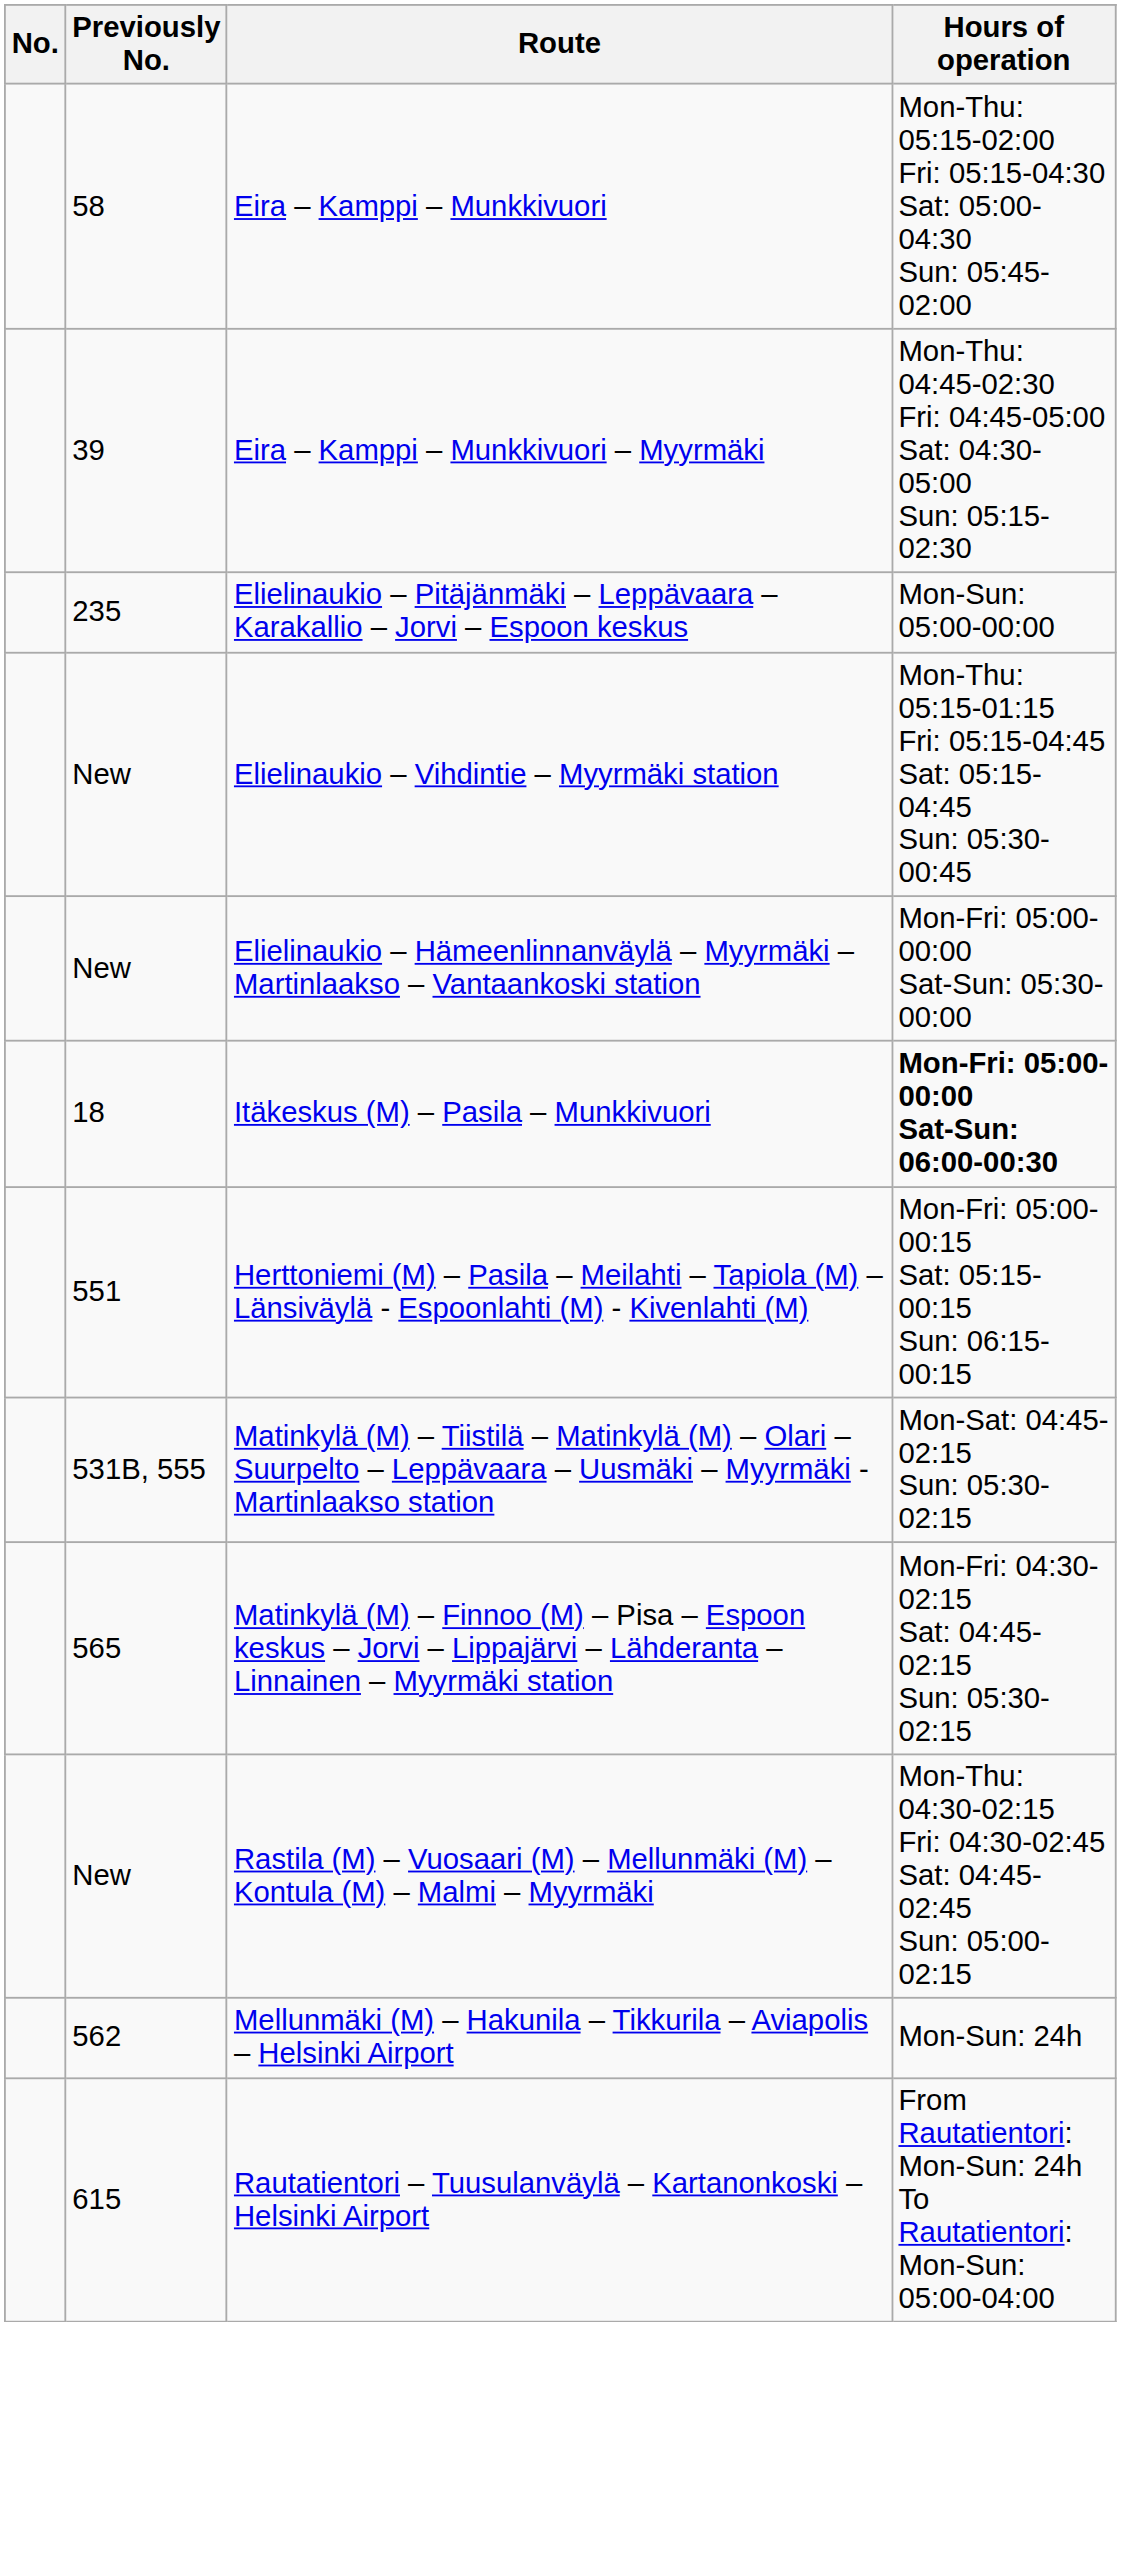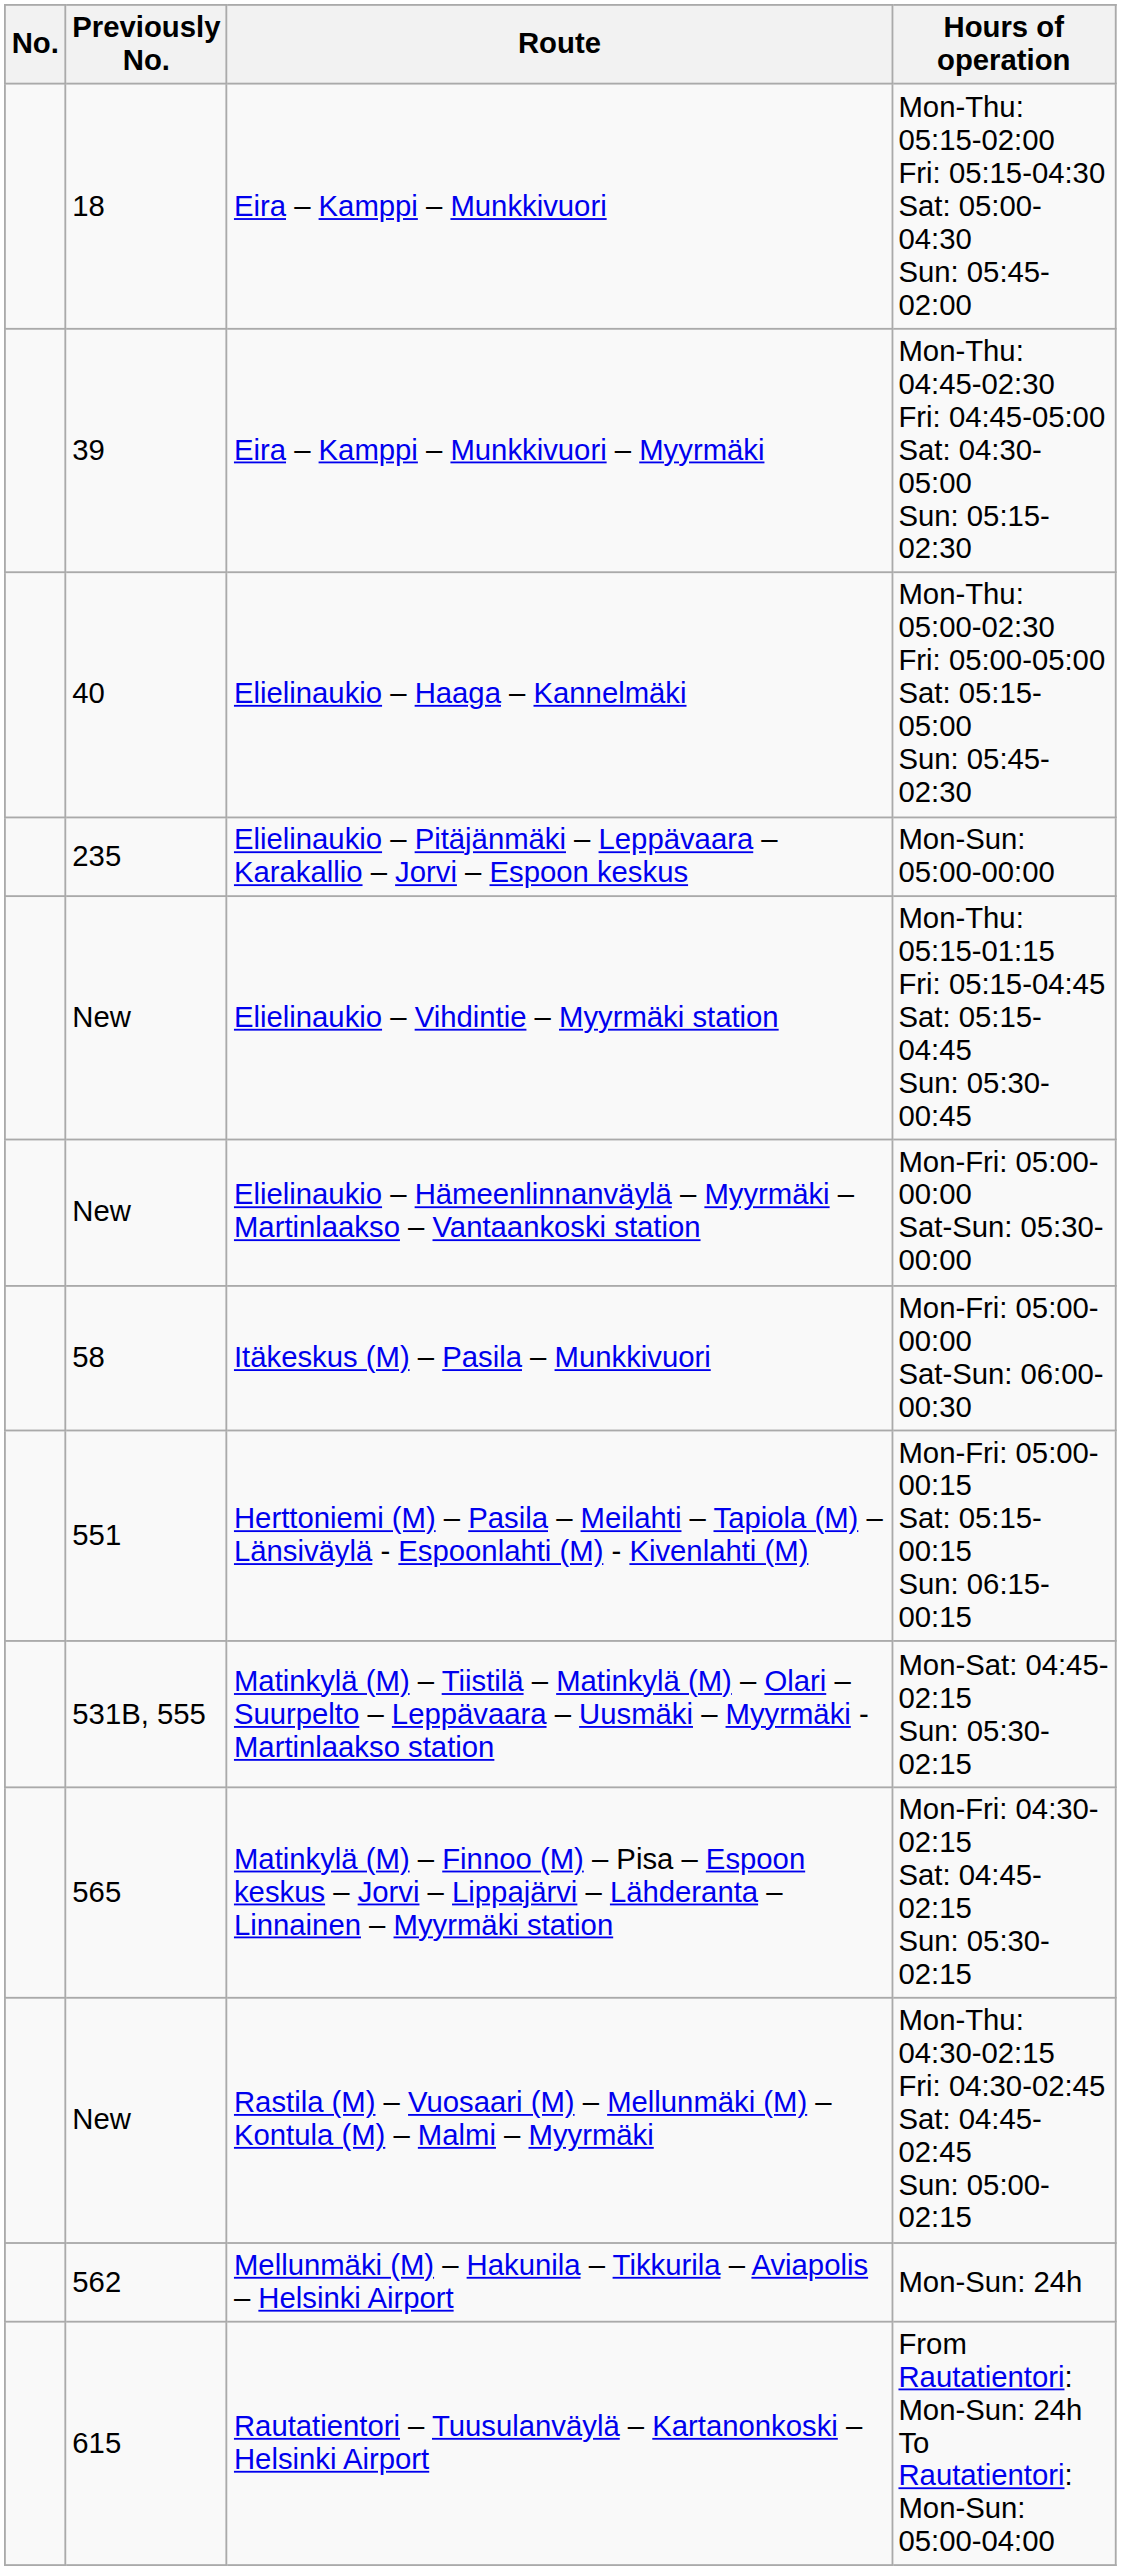(89, 205) 58 -> (89, 205) 18
+ row: (460, 694)
(89, 1113) 18 -> (89, 1357) 58
(1003, 1113) bold -> (1001, 1357) normal
